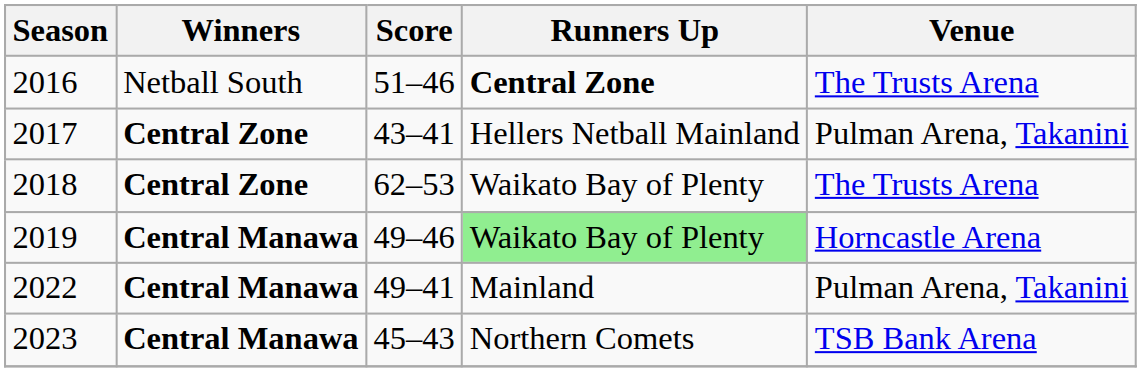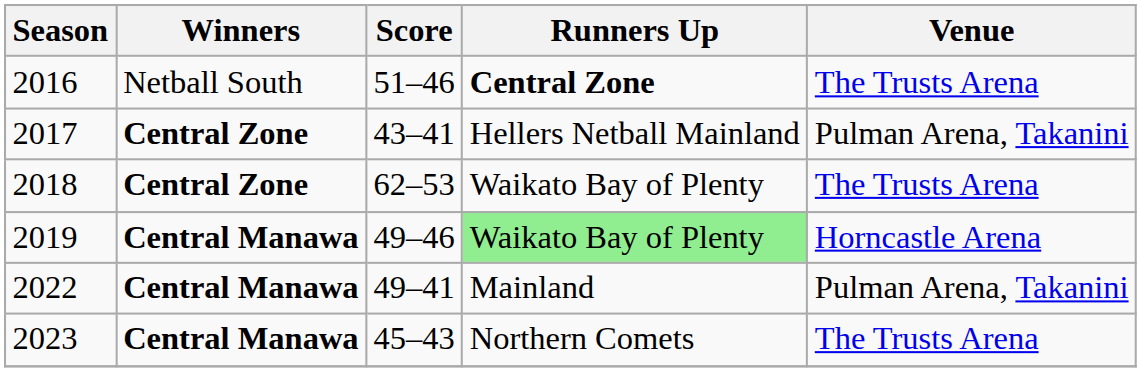(926, 339) TSB Bank Arena -> (927, 339) The Trusts Arena
